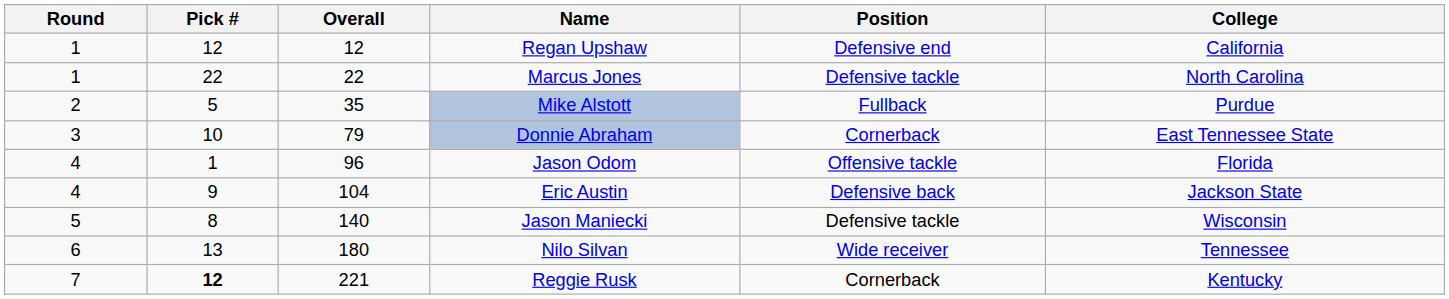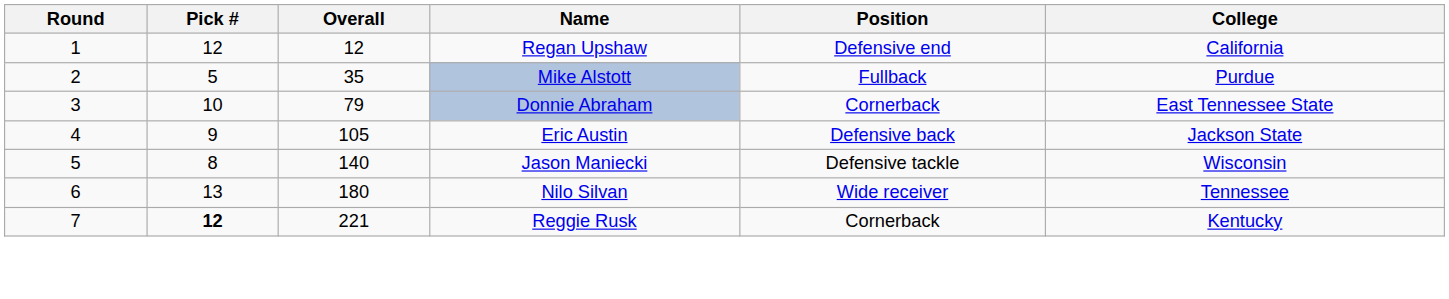- row: (584, 76)
- row: (584, 163)
(354, 192) 104 -> (354, 134) 105
